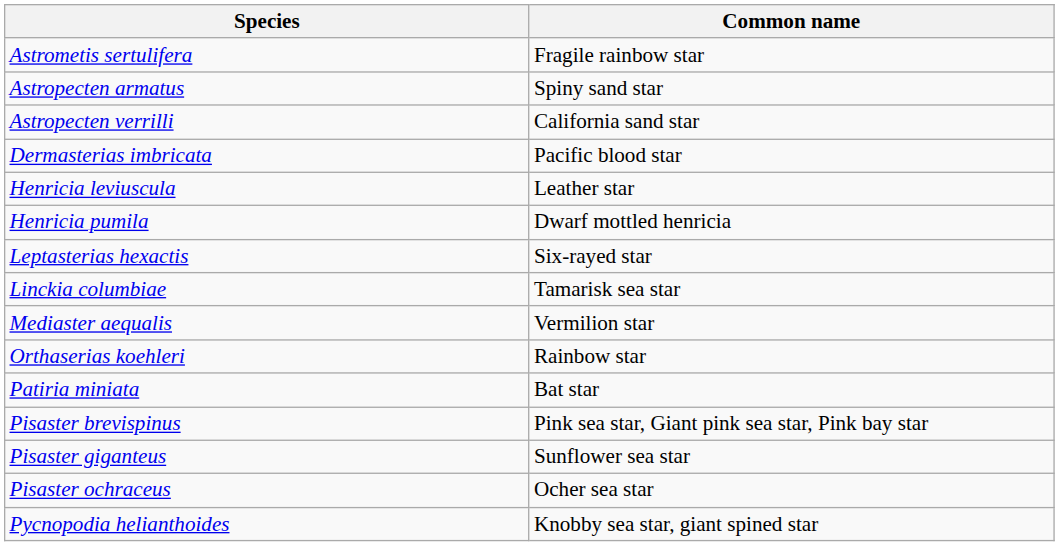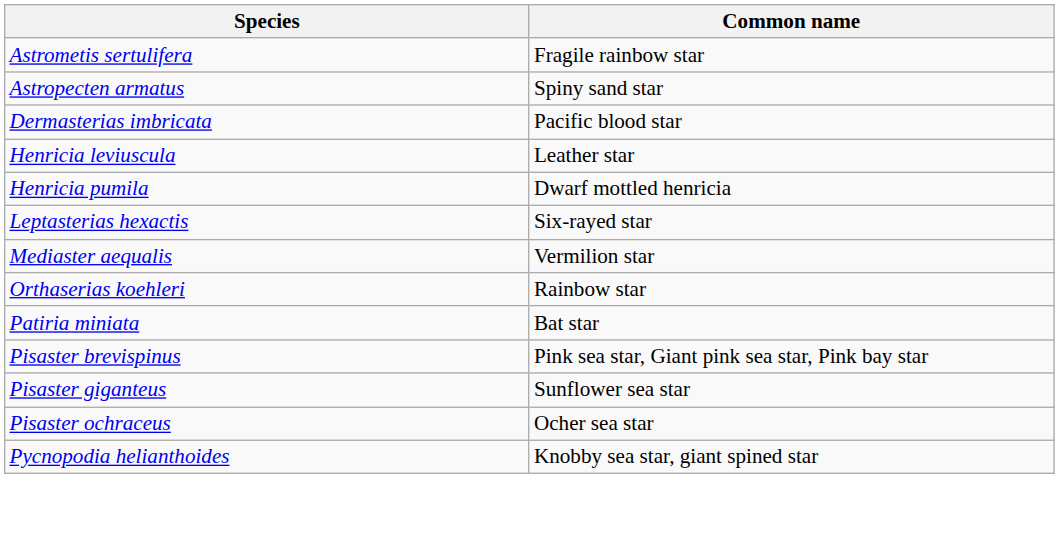- row: (92, 121)
- row: (88, 289)
